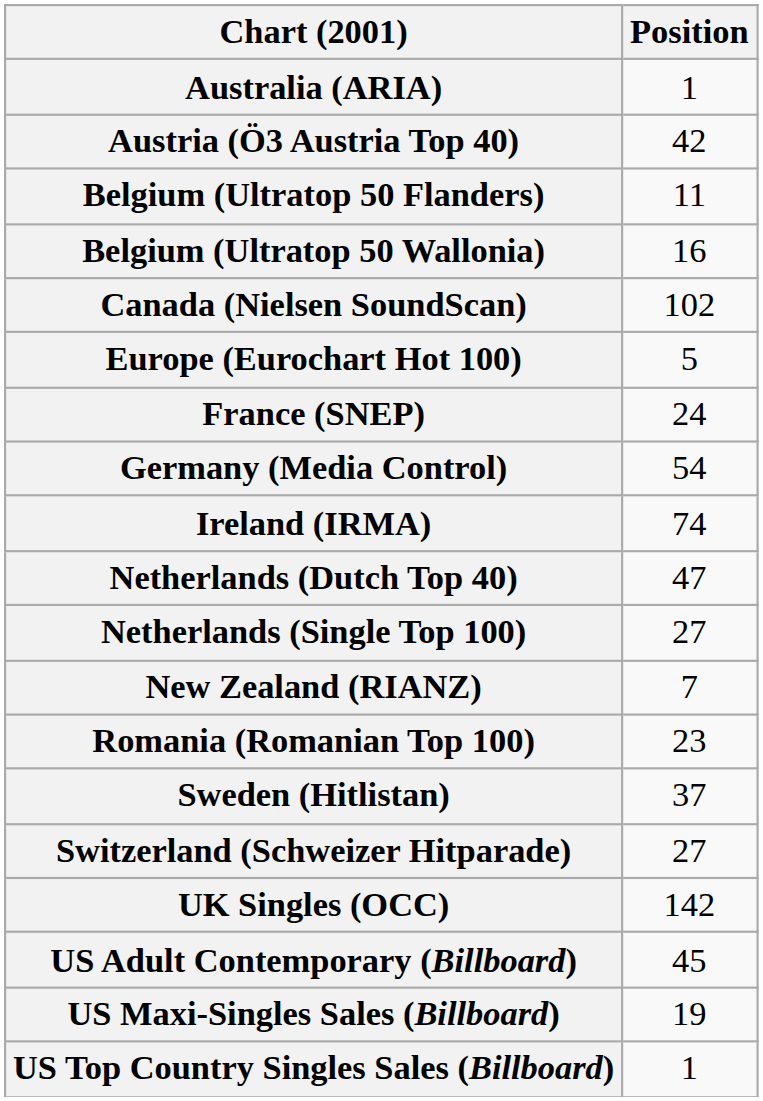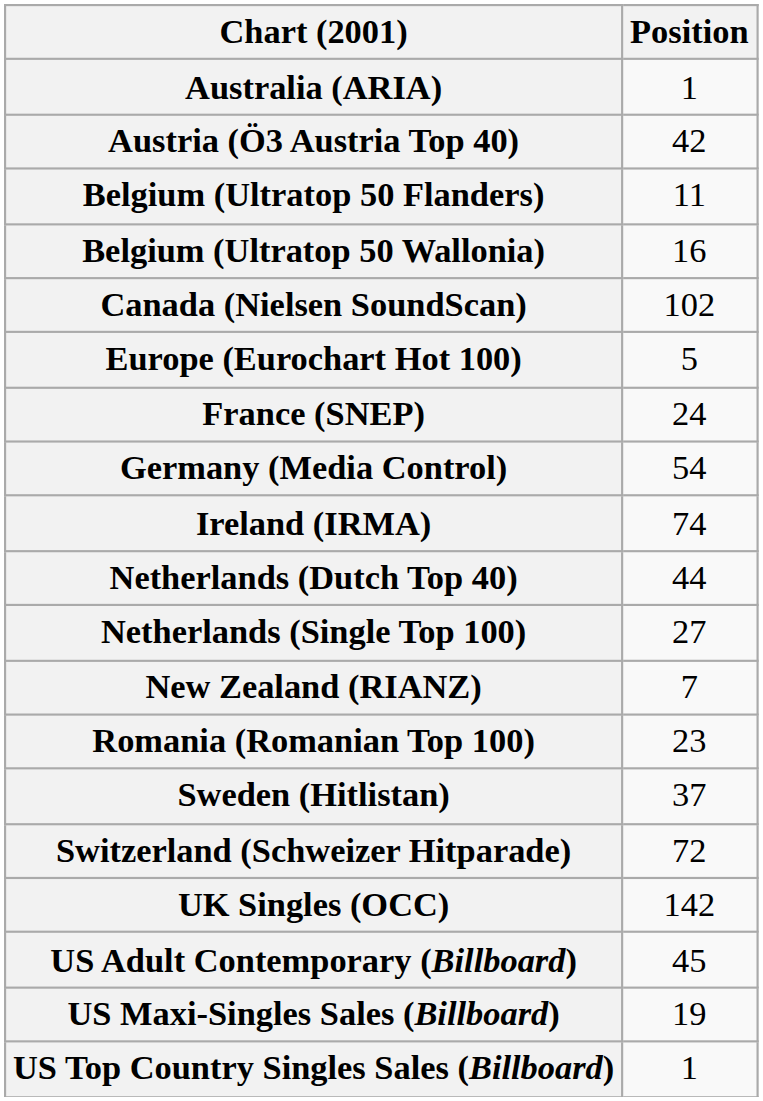(689, 577) 47 -> (689, 577) 44
(689, 850) 27 -> (689, 850) 72
